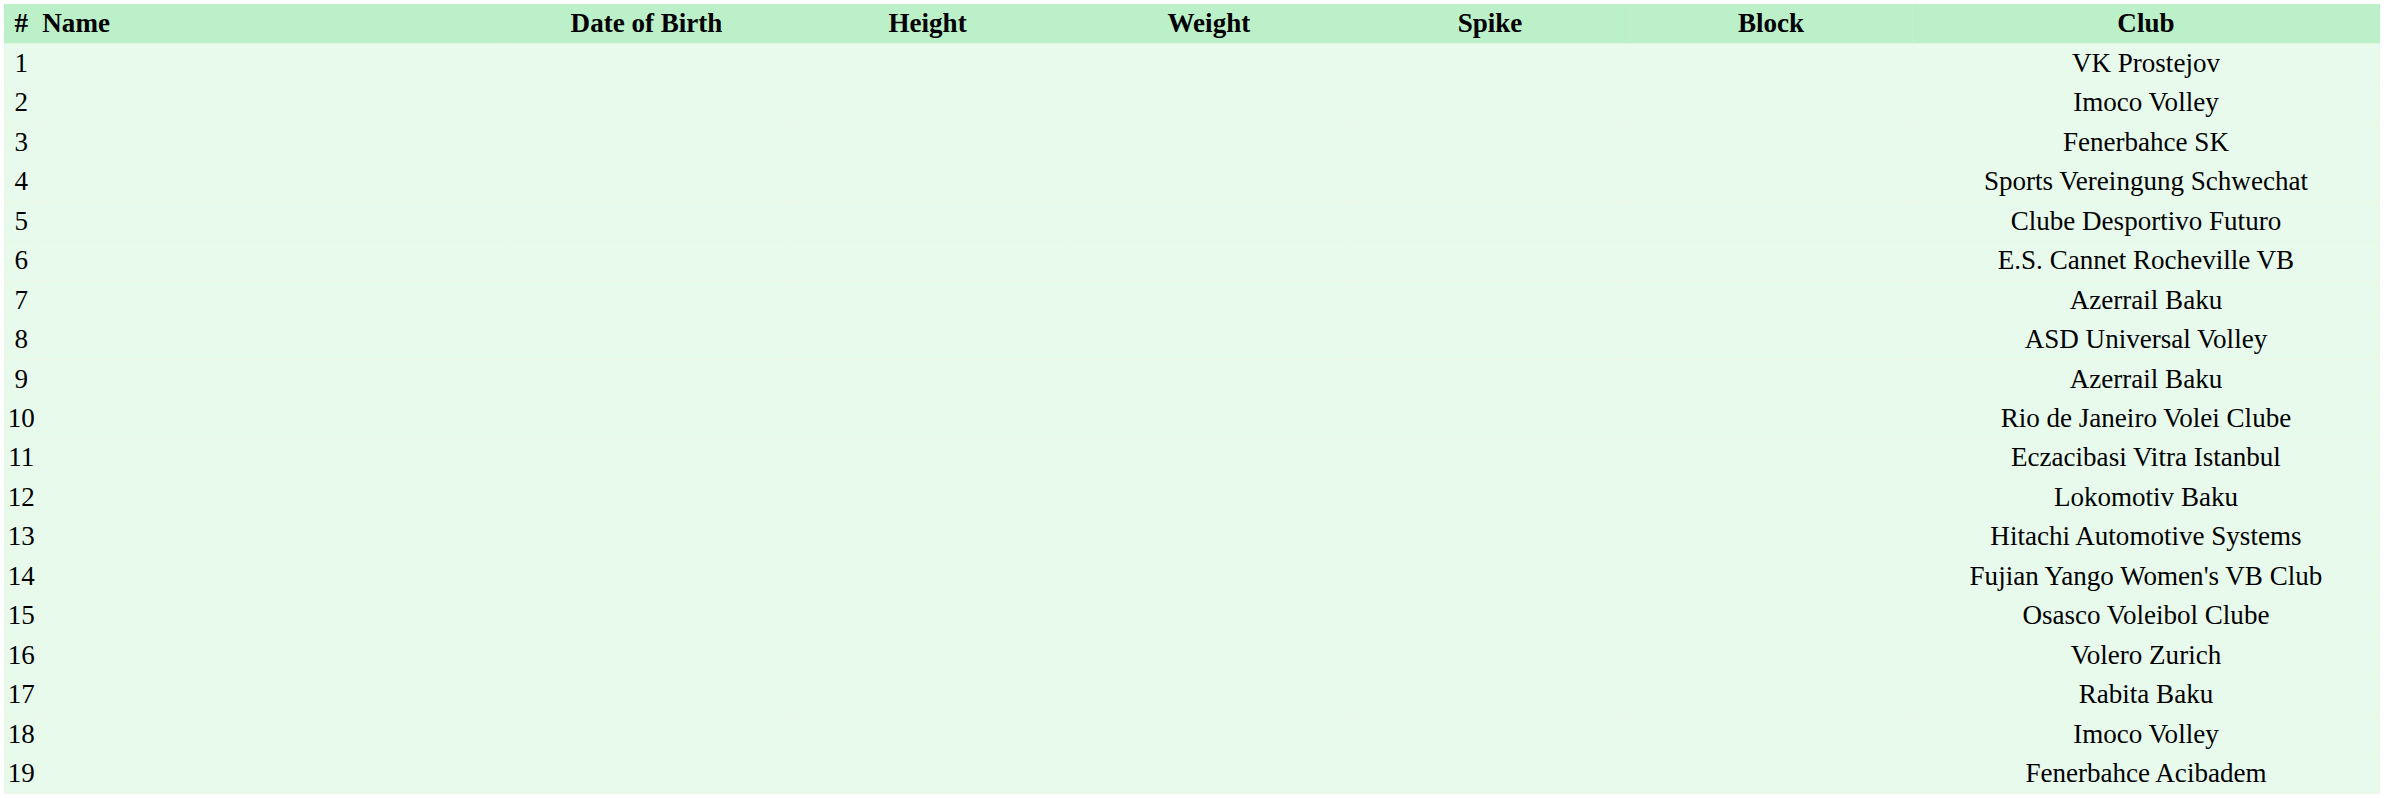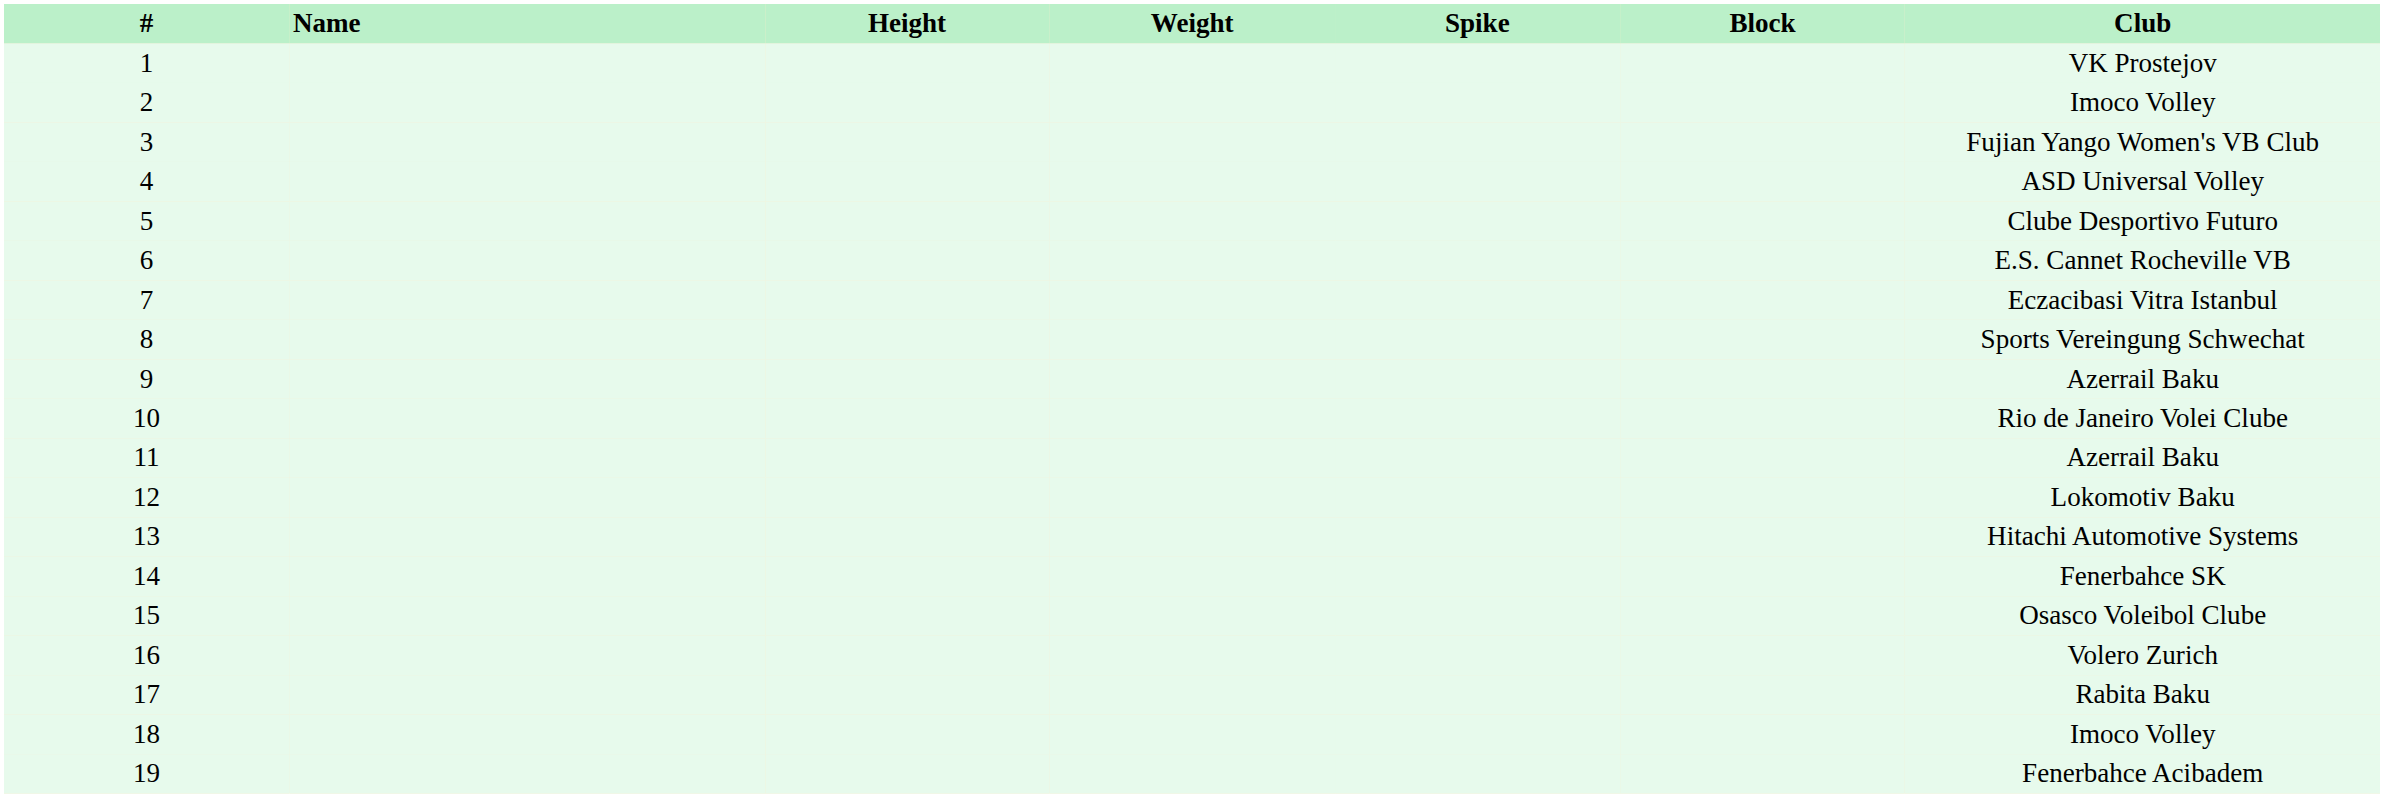- column: (647, 23)
(2146, 141) Fenerbahce SK -> (2143, 141) Fujian Yango Women's VB Club
(2146, 181) Sports Vereingung Schwechat -> (2143, 181) ASD Universal Volley
(2146, 299) Azerrail Baku -> (2143, 299) Eczacibasi Vitra Istanbul
(2146, 339) ASD Universal Volley -> (2143, 339) Sports Vereingung Schwechat
(2146, 457) Eczacibasi Vitra Istanbul -> (2143, 457) Azerrail Baku
(2146, 576) Fujian Yango Women's VB Club -> (2143, 576) Fenerbahce SK
